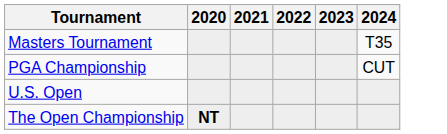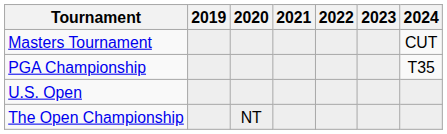+ column: (209, 17)
(379, 42) T35 -> (421, 42) CUT
(379, 67) CUT -> (421, 67) T35
(209, 117) bold -> (251, 117) normal
